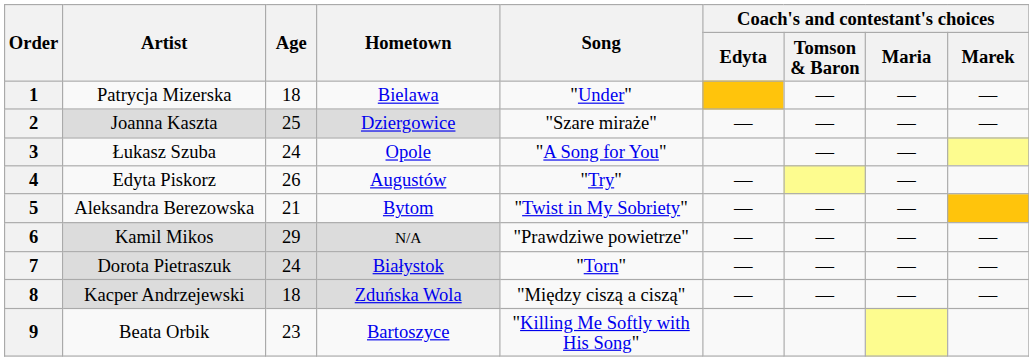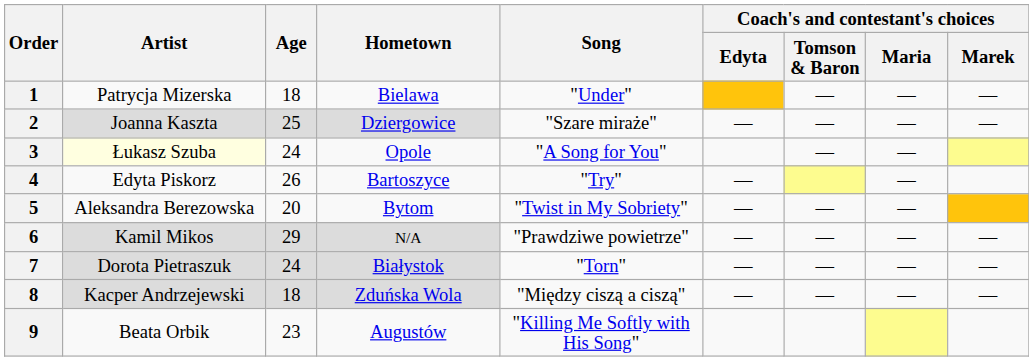(164, 152) no background -> (164, 152) lightyellow background
(408, 180) Augustów -> (408, 180) Bartoszyce
(291, 208) 21 -> (291, 208) 20
(408, 332) Bartoszyce -> (408, 332) Augustów
